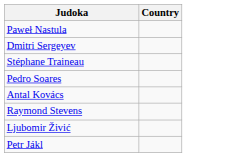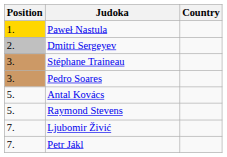+ column: (25, 12)
